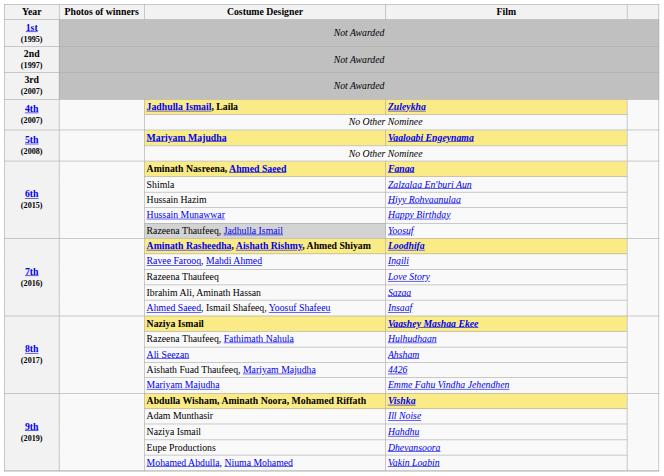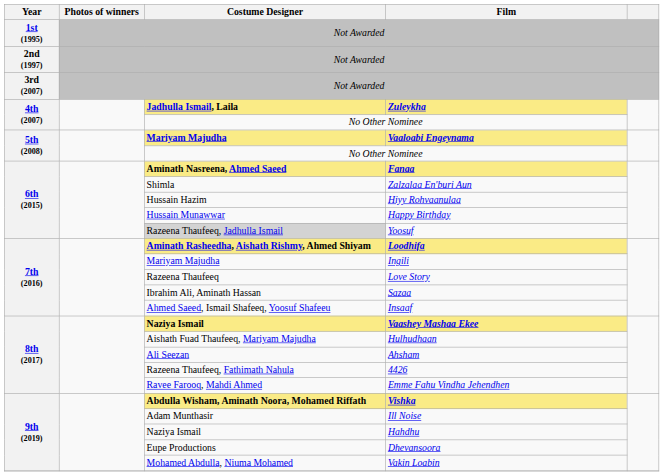(204, 261) Ravee Farooq, Mahdi Ahmed -> (183, 261) Mariyam Majudha
(220, 339) Razeena Thaufeeq, Fathimath Nahula -> (231, 339) Aishath Fuad Thaufeeq, Mariyam Majudha
(231, 370) Aishath Fuad Thaufeeq, Mariyam Majudha -> (220, 370) Razeena Thaufeeq, Fathimath Nahula
(183, 385) Mariyam Majudha -> (204, 385) Ravee Farooq, Mahdi Ahmed
